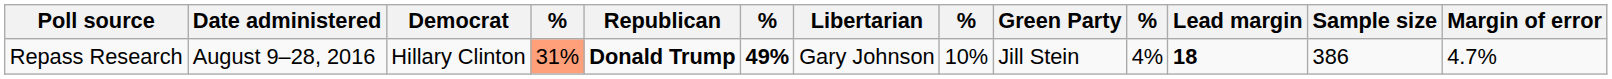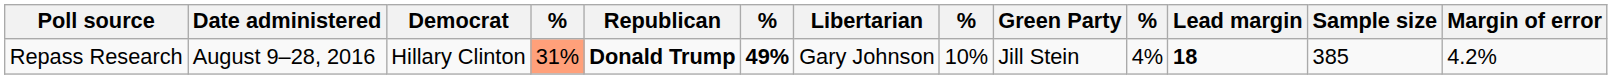(1331, 56) 386 -> (1331, 56) 385
(1472, 56) 4.7% -> (1472, 56) 4.2%
